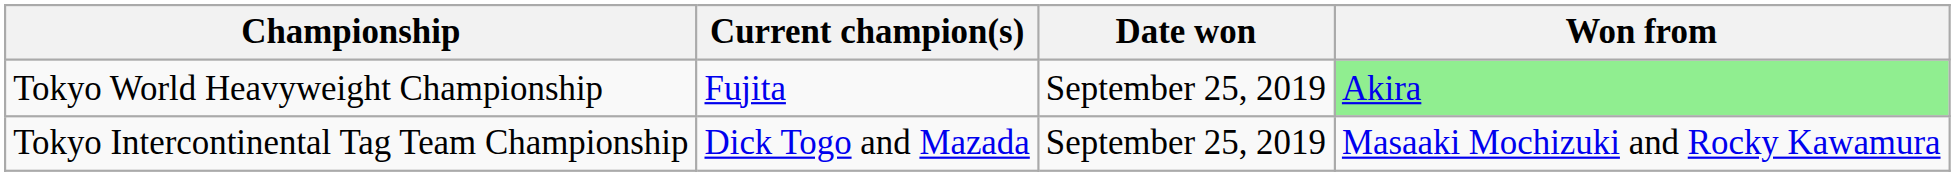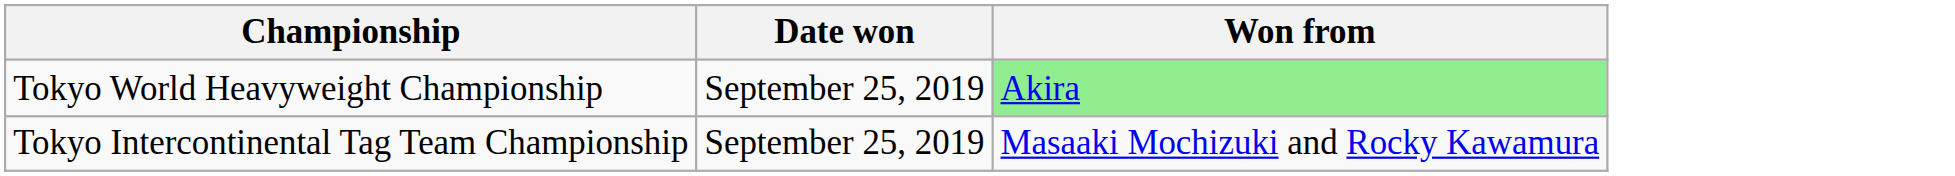- column: (867, 32)
